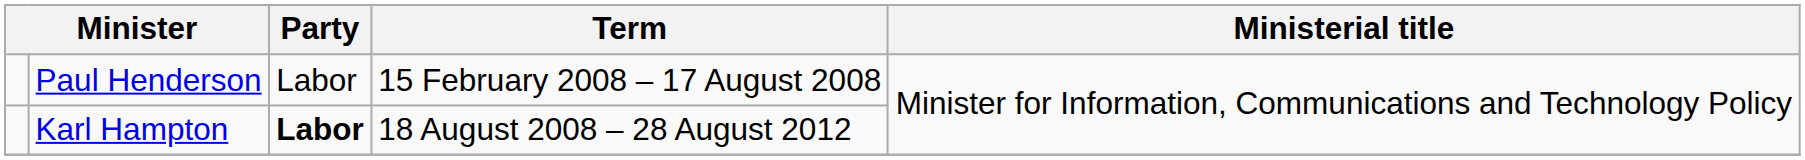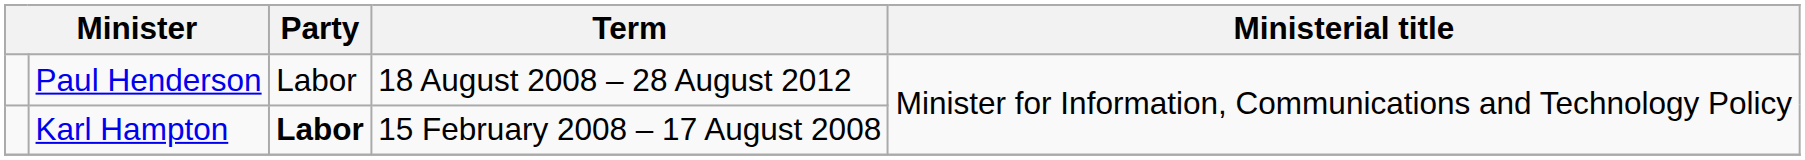(630, 79) 15 February 2008 – 17 August 2008 -> (615, 79) 18 August 2008 – 28 August 2012
(615, 129) 18 August 2008 – 28 August 2012 -> (630, 129) 15 February 2008 – 17 August 2008
